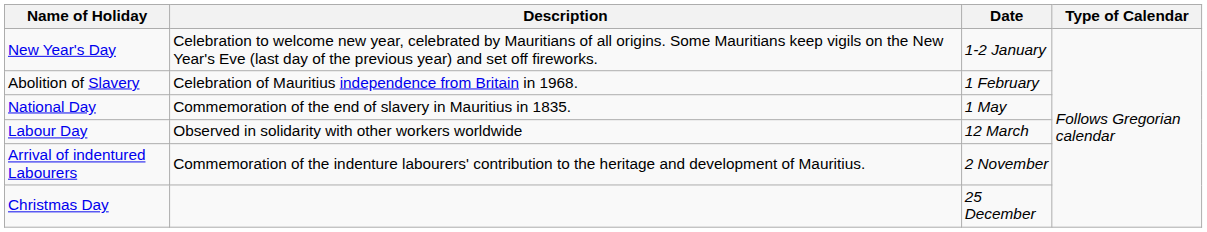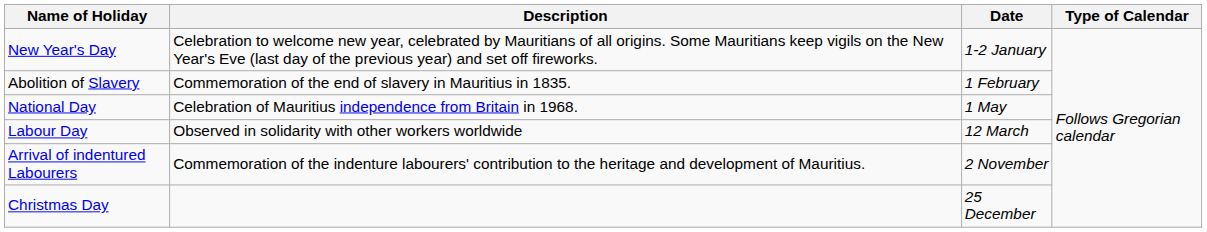(376, 82) Celebration of Mauritius independence from Britain in 1968. -> (372, 82) Commemoration of the end of slavery in Mauritius in 1835.
(372, 107) Commemoration of the end of slavery in Mauritius in 1835. -> (376, 107) Celebration of Mauritius independence from Britain in 1968.
